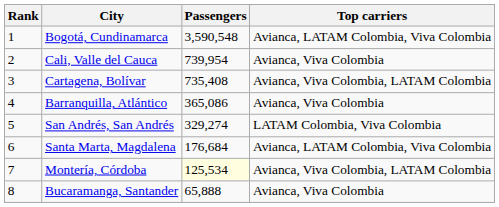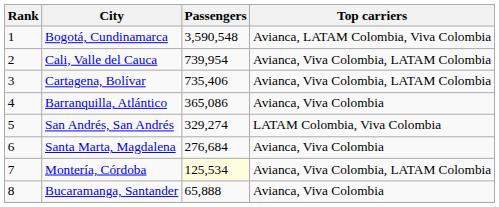(318, 59) Avianca, Viva Colombia -> (372, 59) Avianca, Viva Colombia, LATAM Colombia
(206, 81) 735,408 -> (206, 81) 735,406
(206, 147) 176,684 -> (206, 147) 276,684
(372, 147) Avianca, LATAM Colombia, Viva Colombia -> (318, 147) Avianca, Viva Colombia
